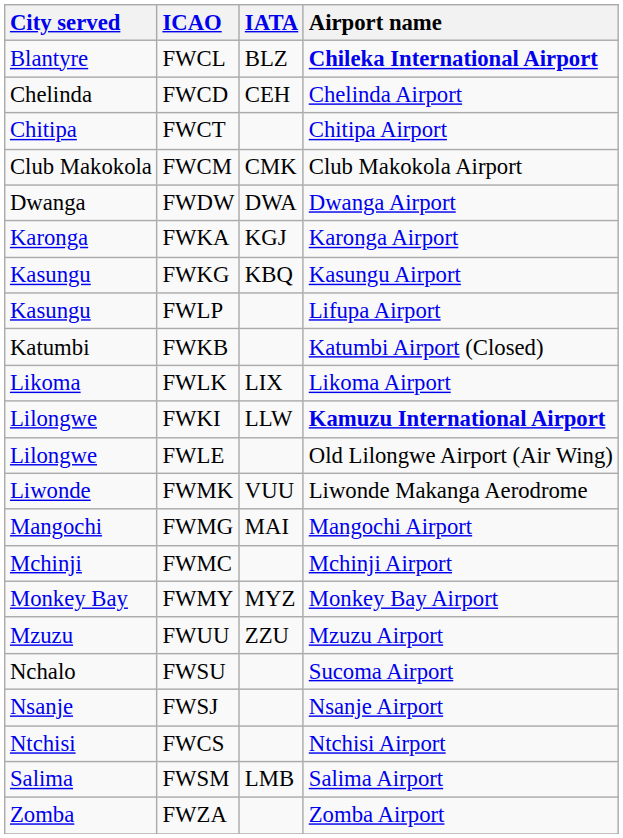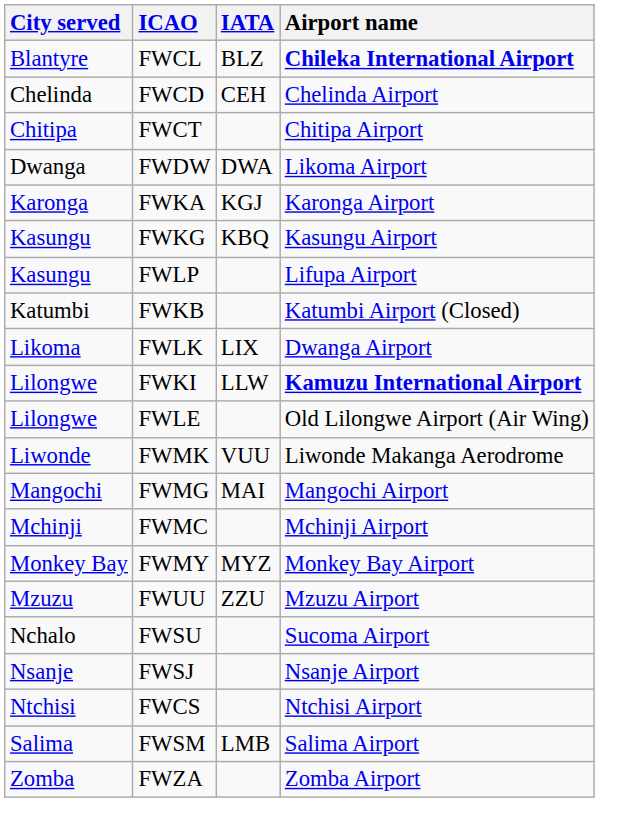- row: (197, 166)
(382, 202) Dwanga Airport -> (356, 166) Likoma Airport
(380, 382) Likoma Airport -> (358, 346) Dwanga Airport
